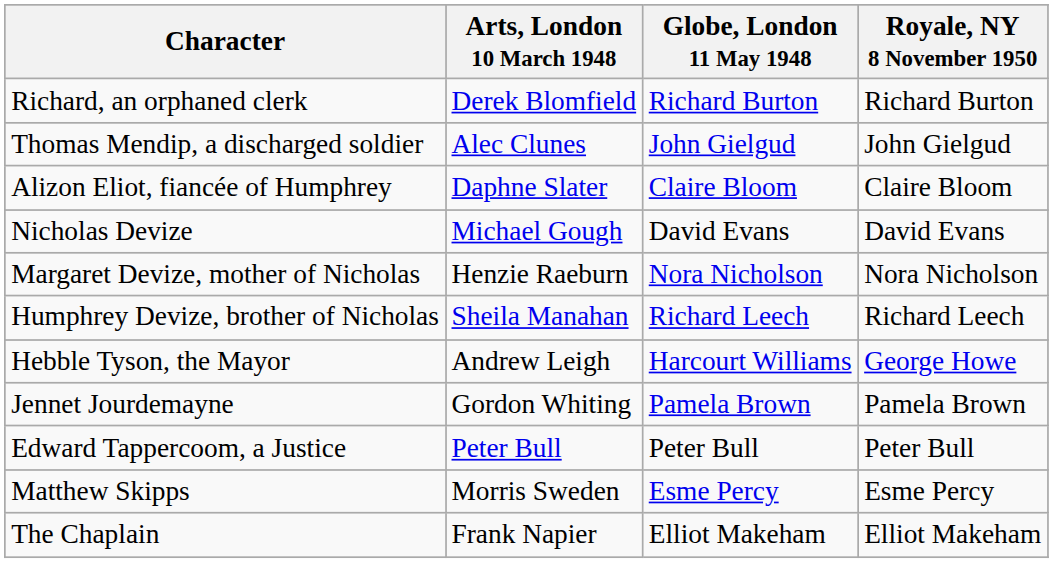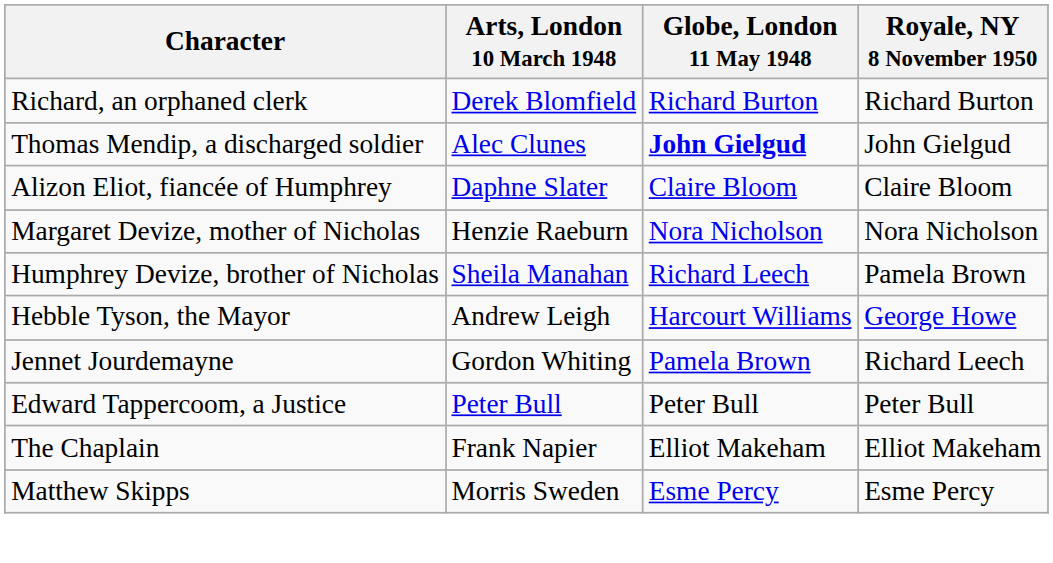(722, 143) normal -> (727, 143) bold
- row: (102, 230)
(944, 317) Richard Leech -> (945, 273) Pamela Brown
(945, 404) Pamela Brown -> (944, 360) Richard Leech
rows swapped: (85, 534) <-> (100, 490)
